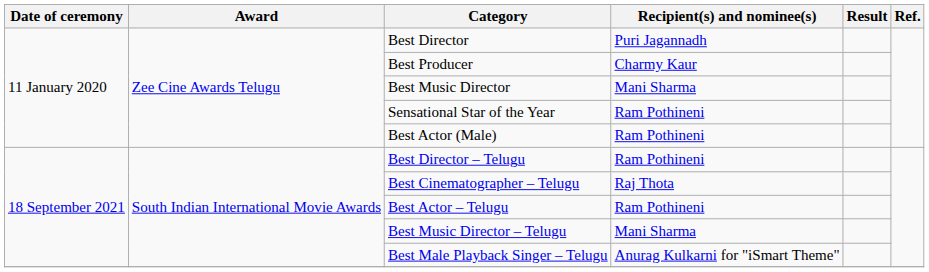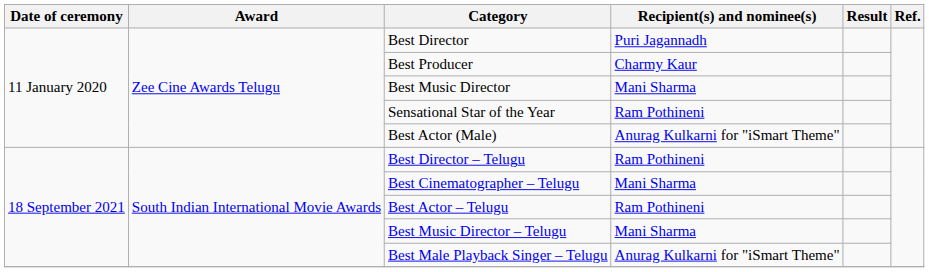(659, 135) Ram Pothineni -> (727, 135) Anurag Kulkarni for "iSmart Theme"
(644, 183) Raj Thota -> (655, 183) Mani Sharma
